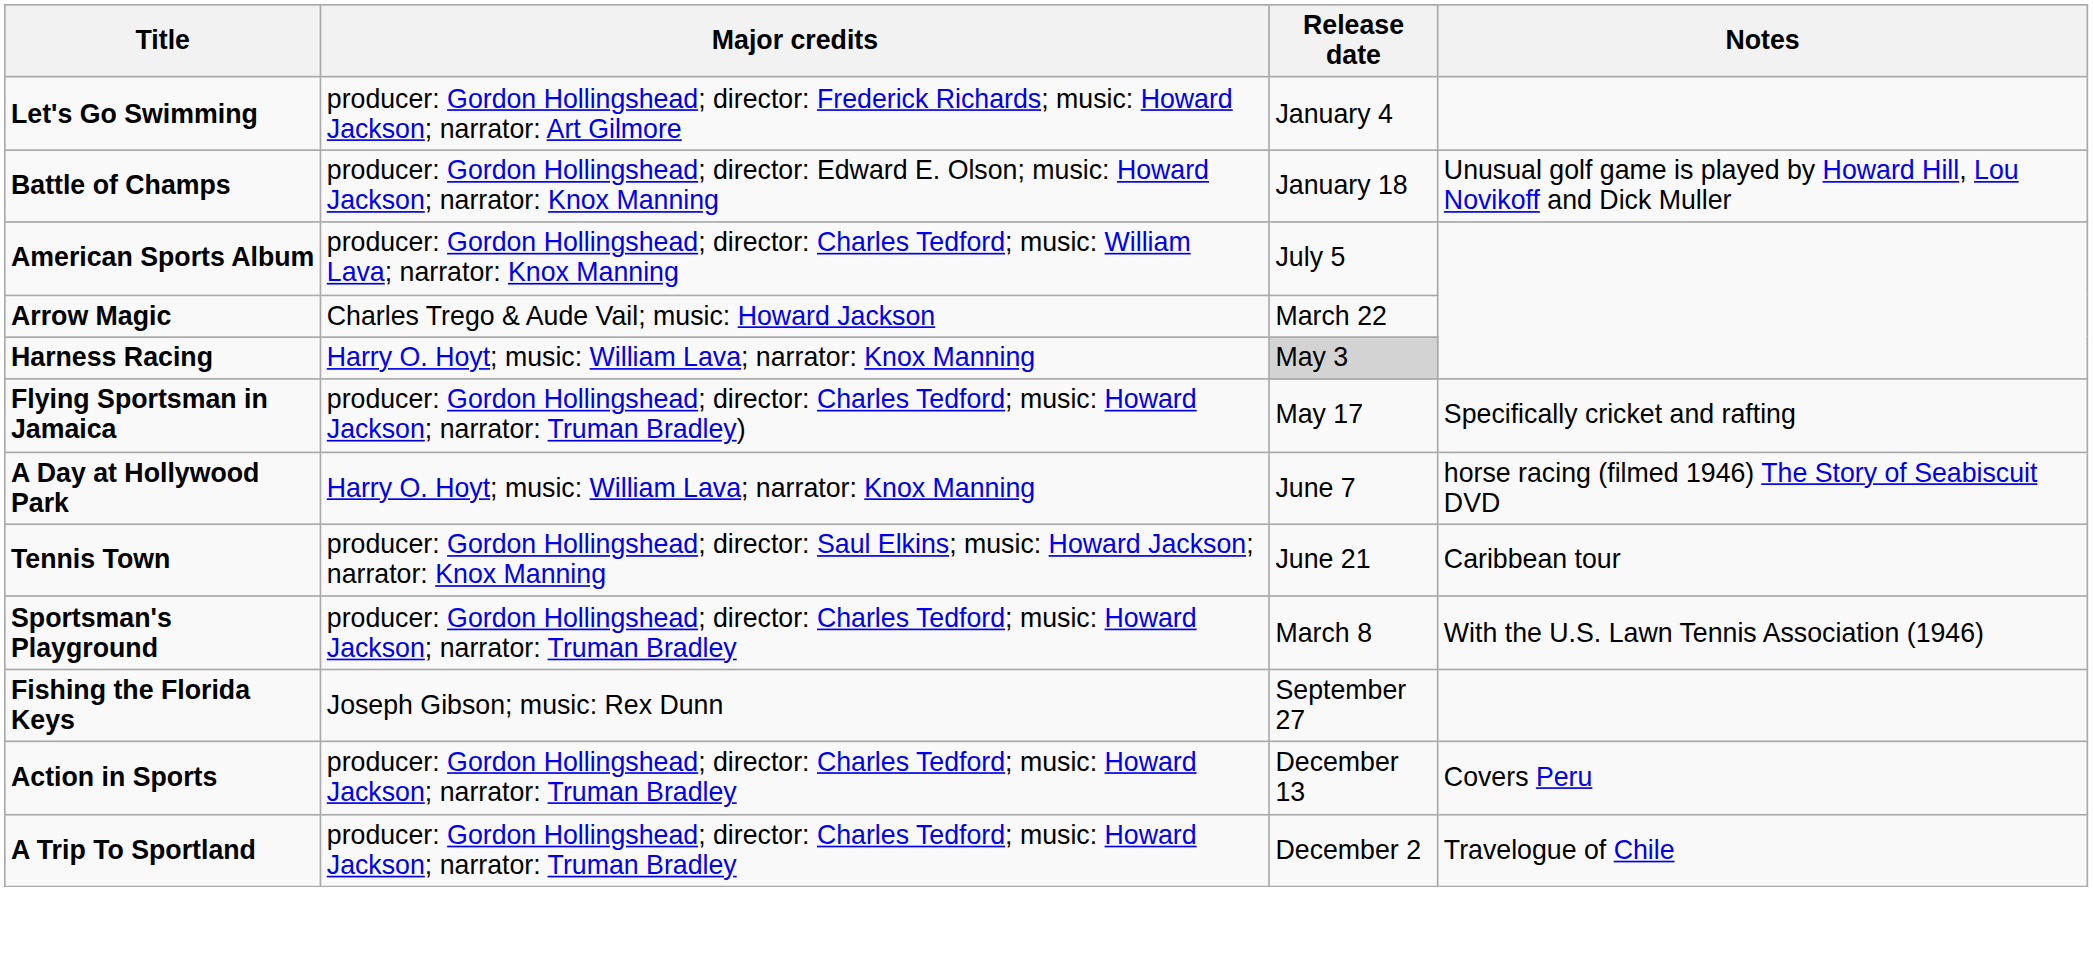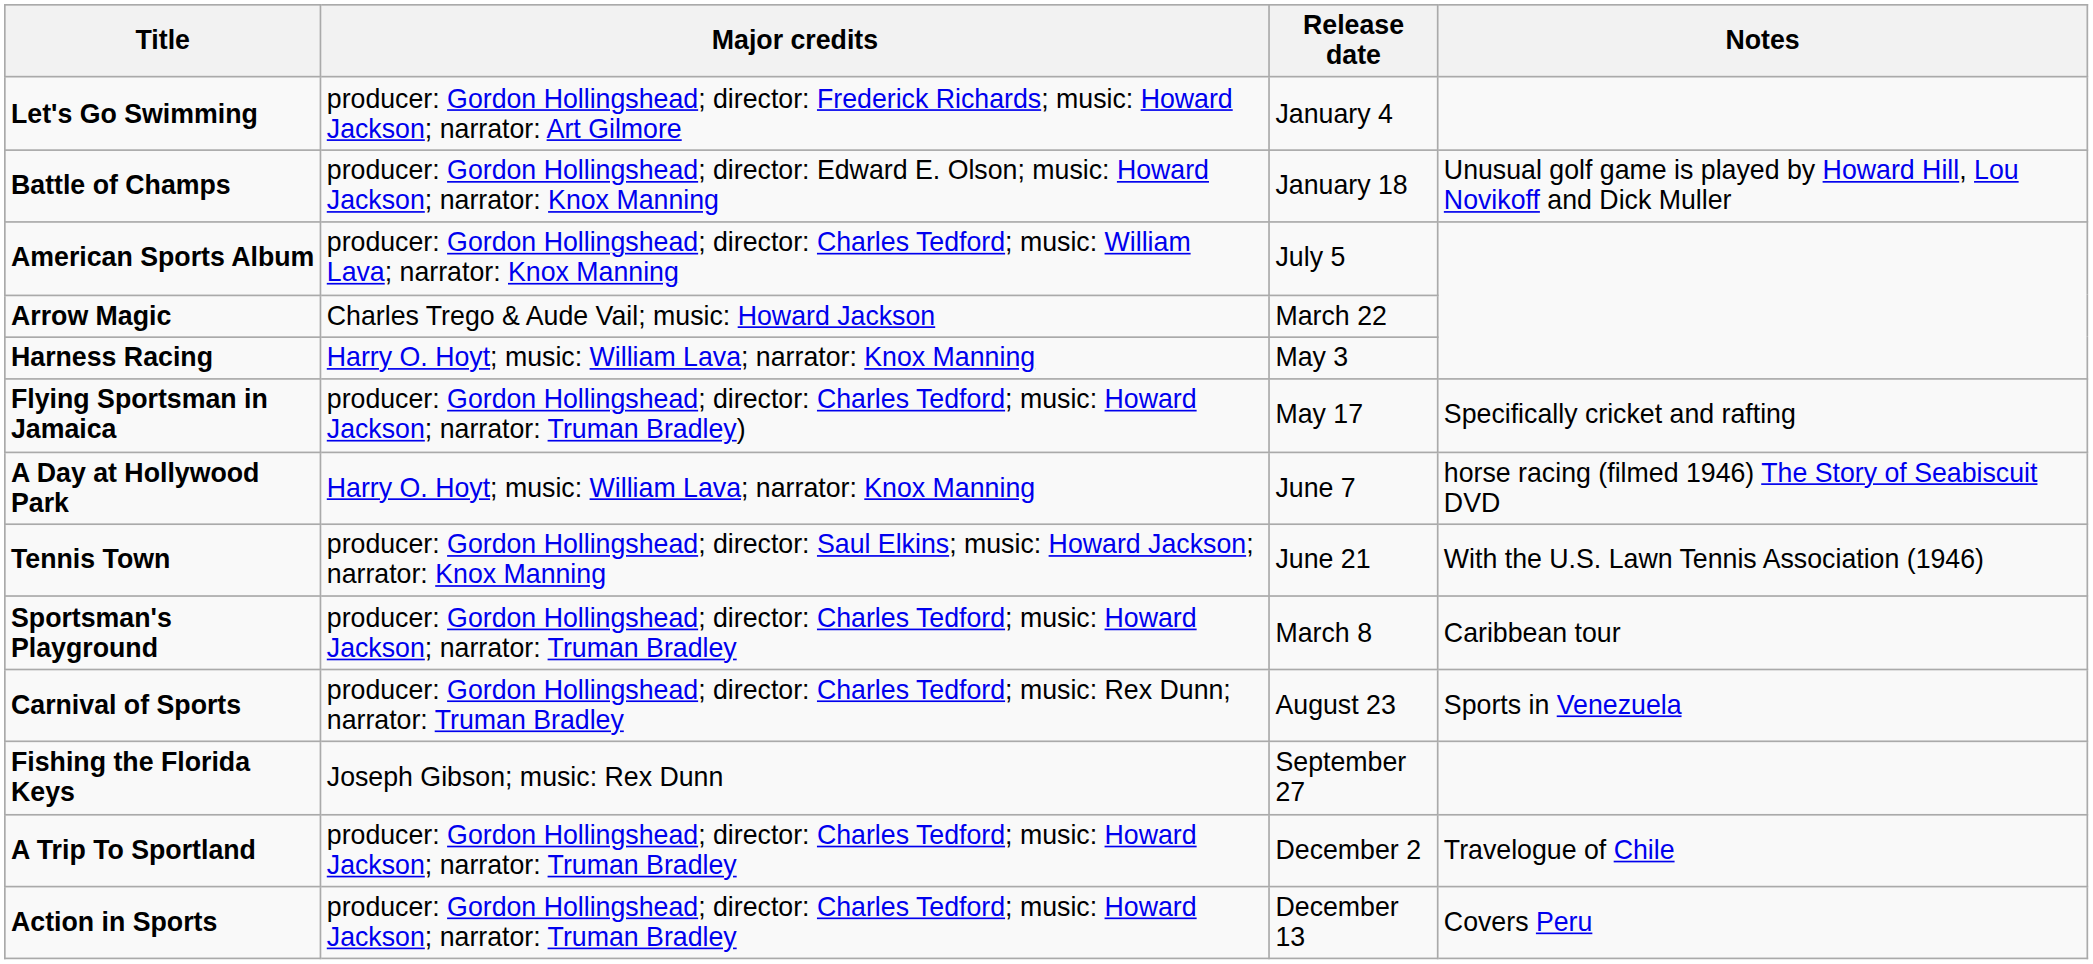(1312, 357) lightgrey background -> (1312, 357) no background
(1532, 560) Caribbean tour -> (1714, 560) With the U.S. Lawn Tennis Association (1946)
(1714, 632) With the U.S. Lawn Tennis Association (1946) -> (1532, 632) Caribbean tour
+ row: (126, 704)
rows swapped: (133, 849) <-> (114, 777)
